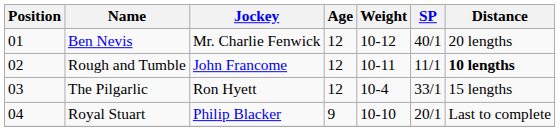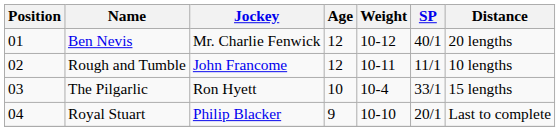(482, 65) bold -> (480, 65) normal
(335, 89) 12 -> (335, 89) 10
